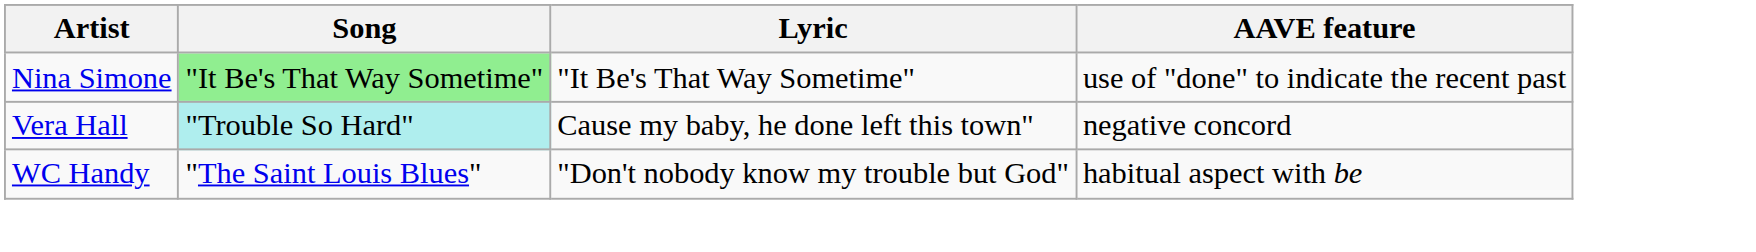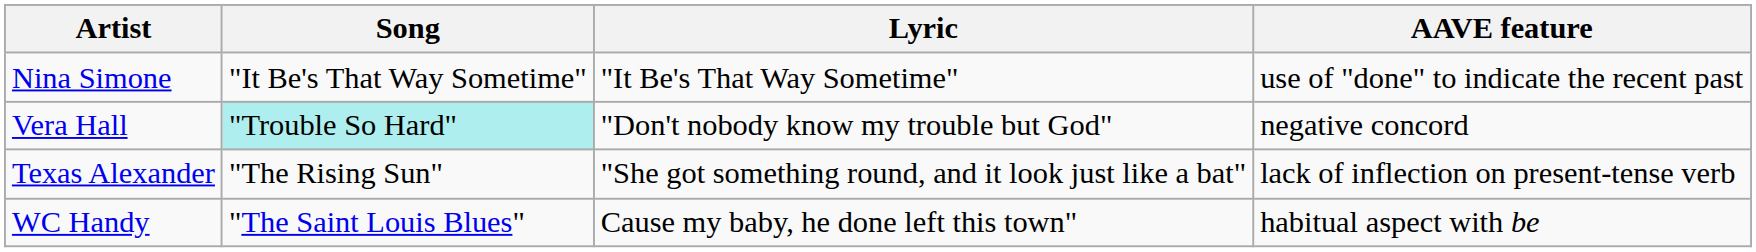(364, 76) lightgreen background -> (408, 76) no background
(796, 125) Cause my baby, he done left this town" -> (856, 125) "Don't nobody know my trouble but God"
+ row: (113, 173)
(813, 173) "Don't nobody know my trouble but God" -> (839, 221) Cause my baby, he done left this town"
